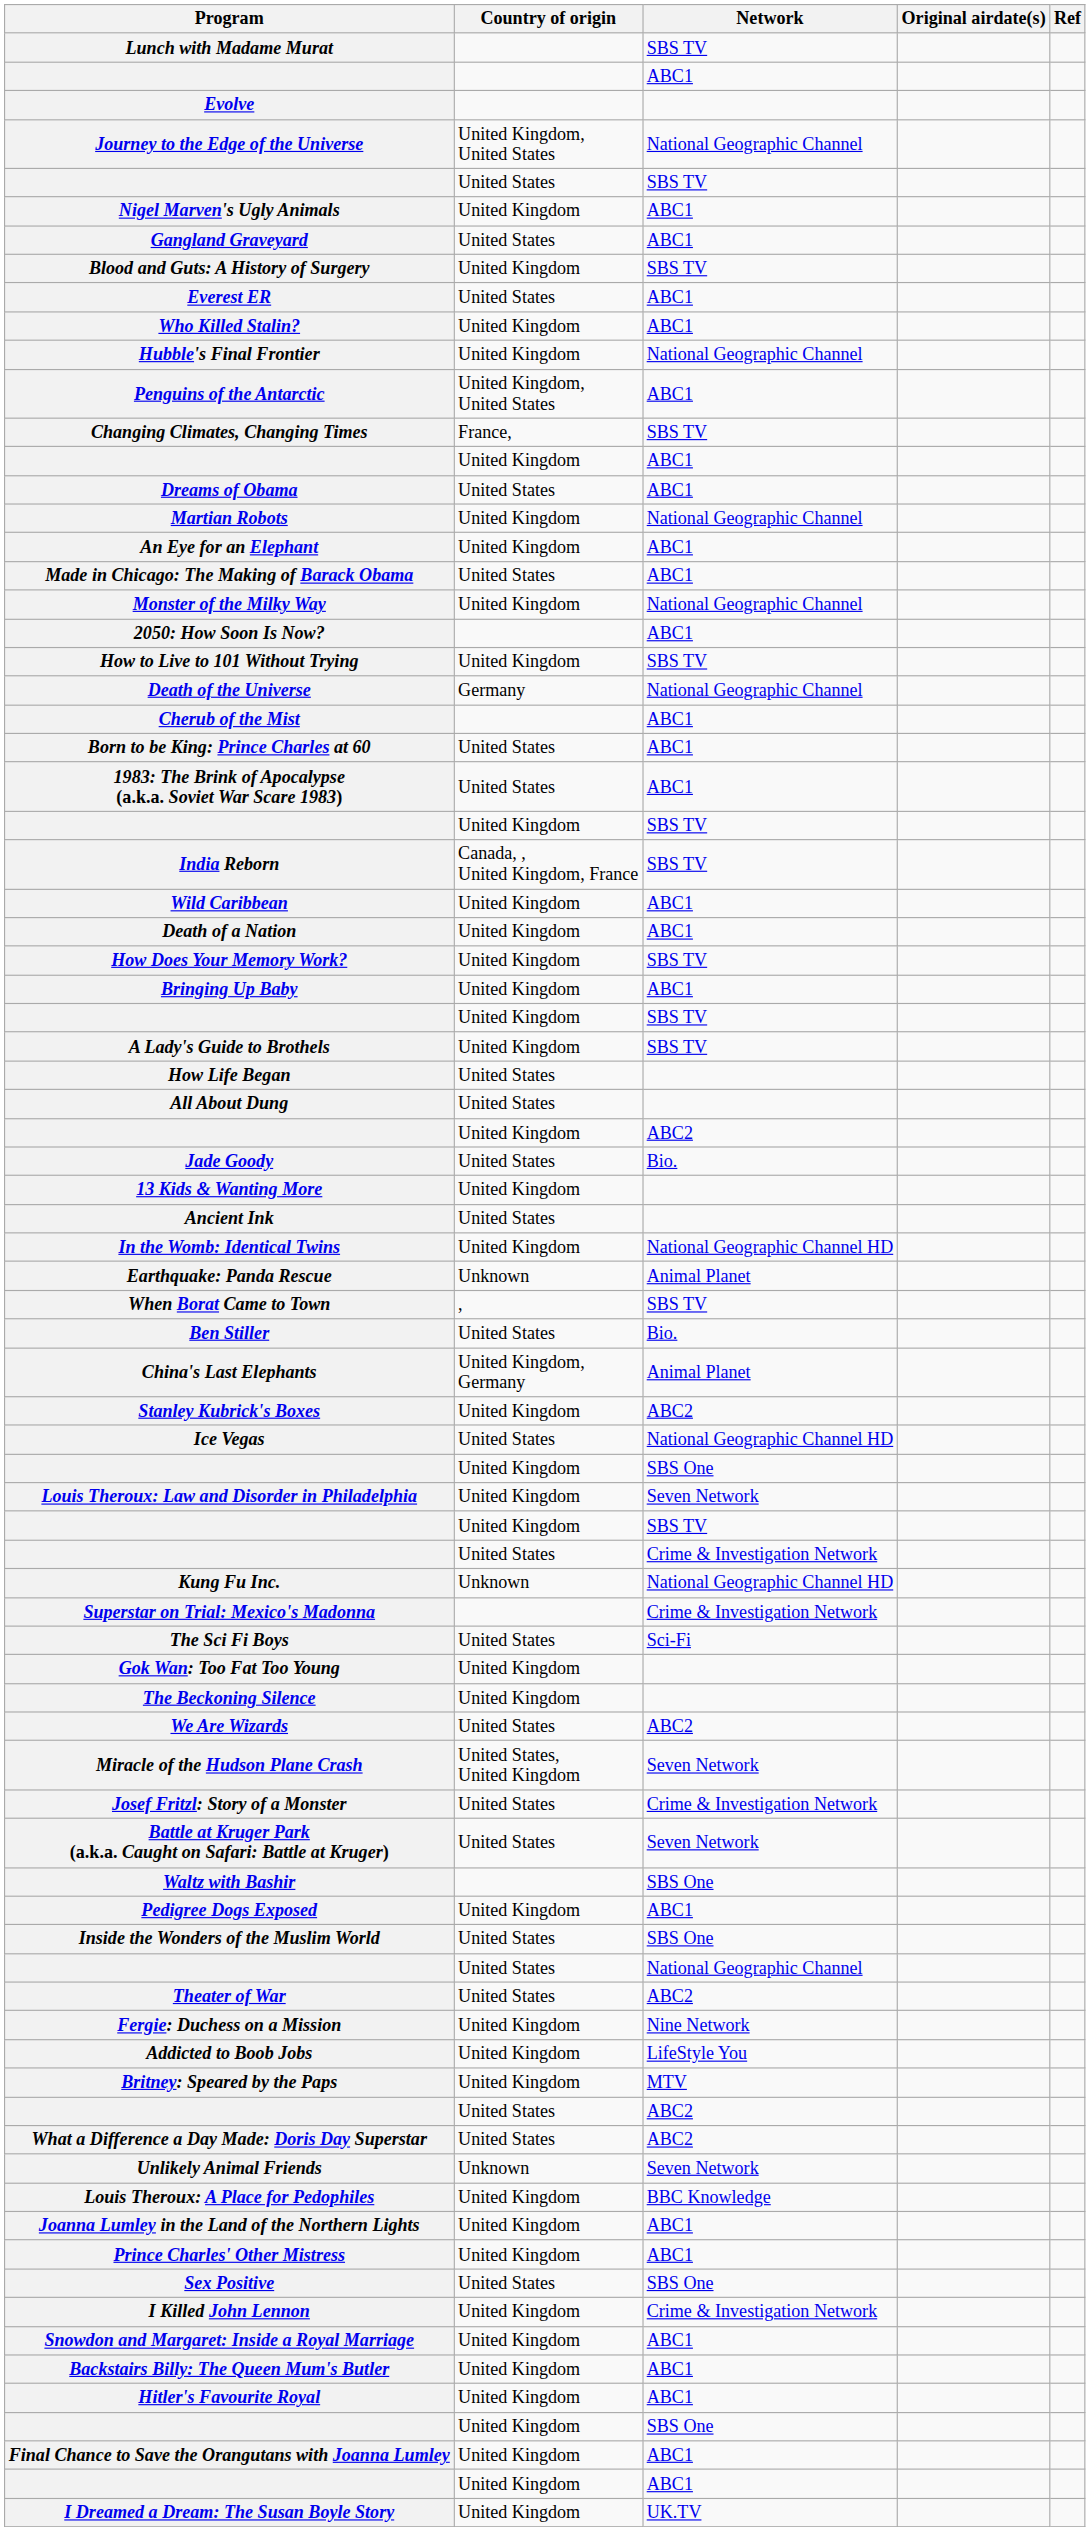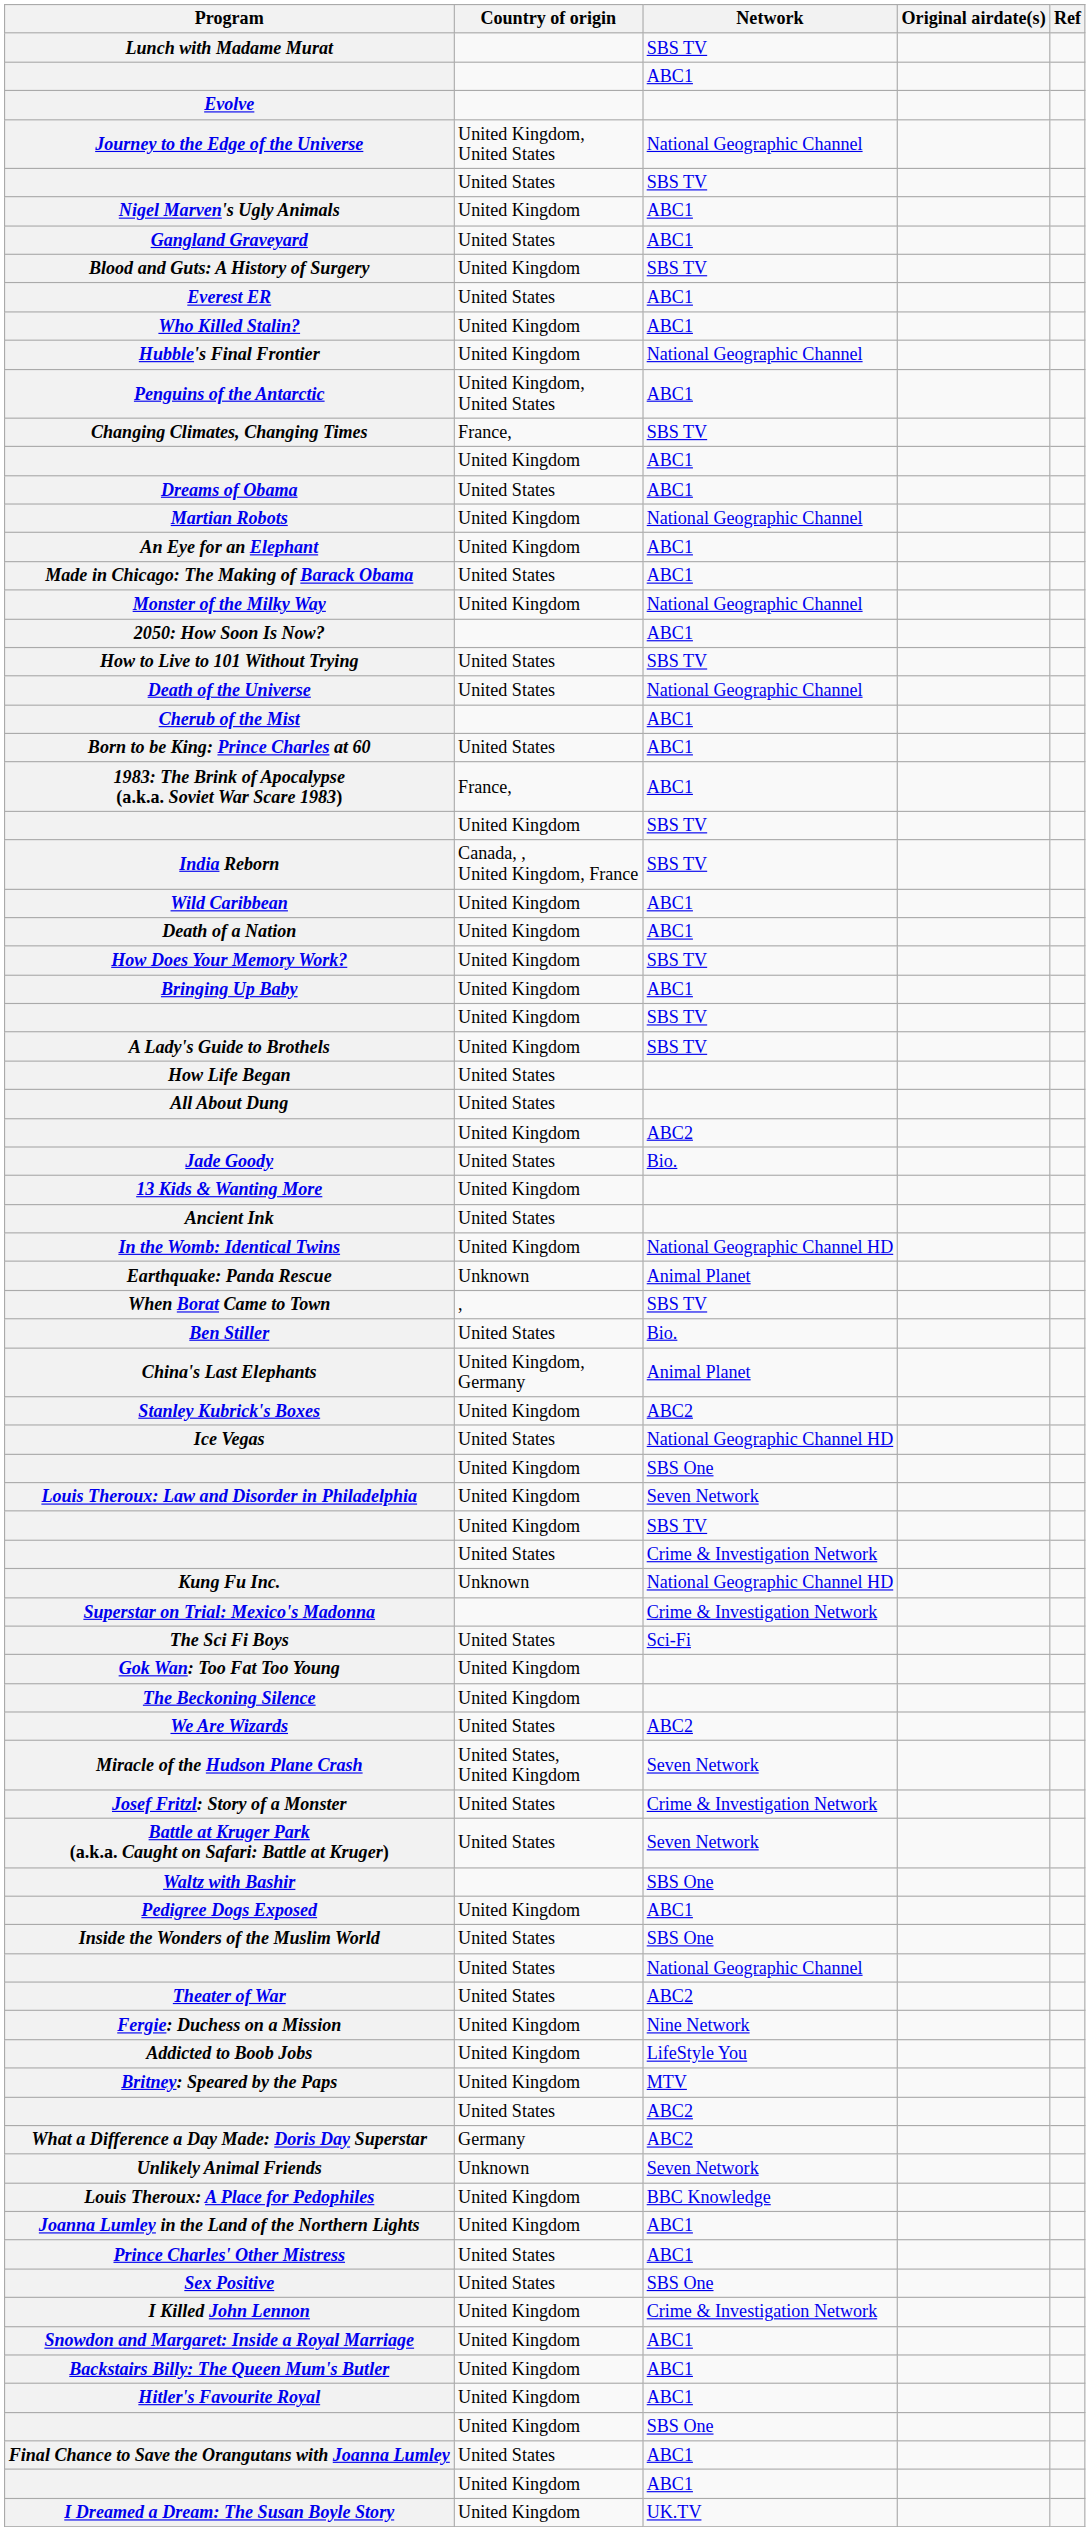(519, 661) United Kingdom -> (507, 661) United States
(492, 690) Germany -> (507, 690) United States
(507, 786) United States -> (485, 786) France,
(507, 2139) United States -> (492, 2139) Germany
(519, 2254) United Kingdom -> (507, 2254) United States
(519, 2455) United Kingdom -> (507, 2455) United States
